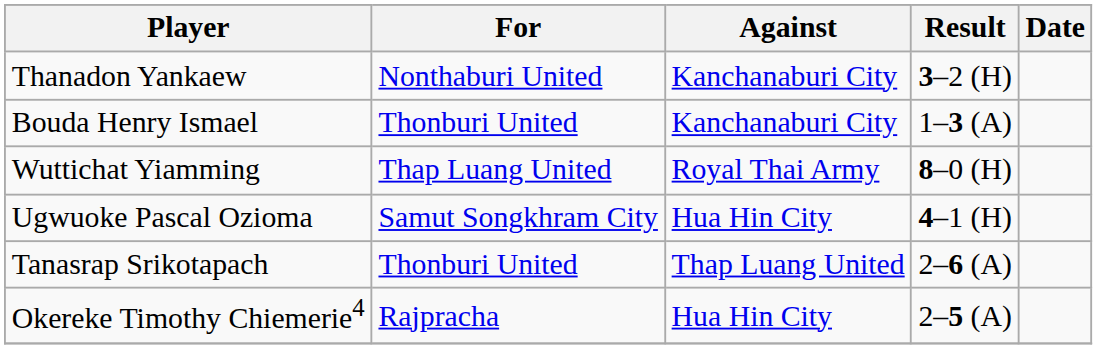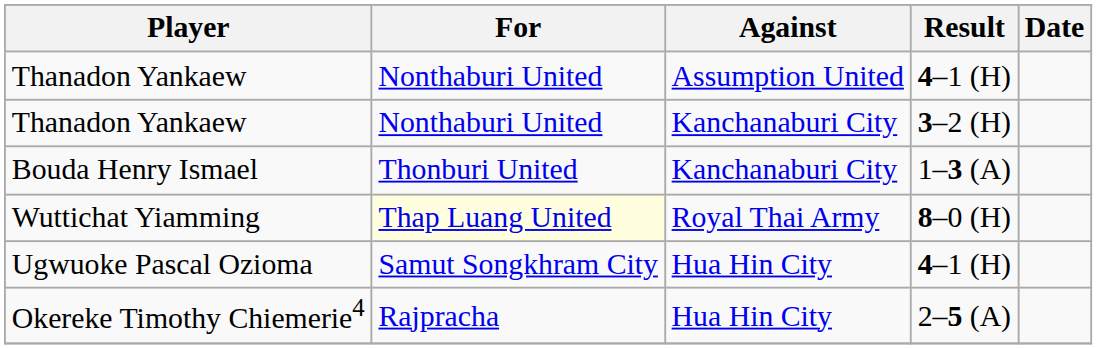+ row: (129, 75)
(495, 169) no background -> (495, 216) lightyellow background
- row: (140, 264)
